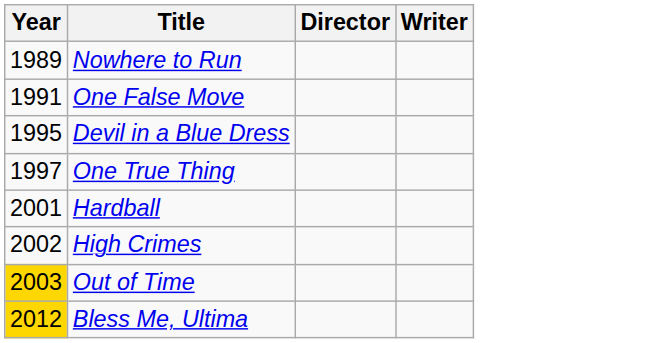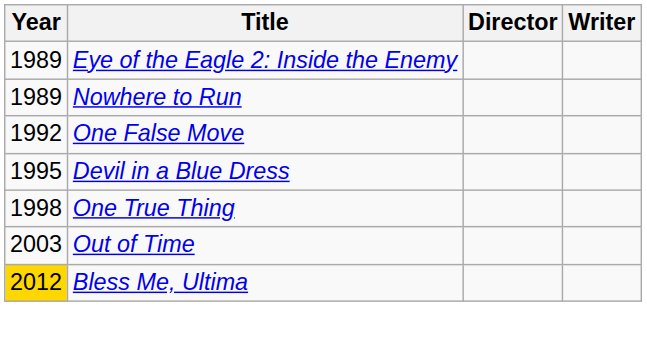+ row: (265, 60)
(36, 97) 1991 -> (36, 134) 1992
(36, 171) 1997 -> (36, 208) 1998
- row: (116, 208)
- row: (137, 245)
(36, 282) gold background -> (36, 245) no background
